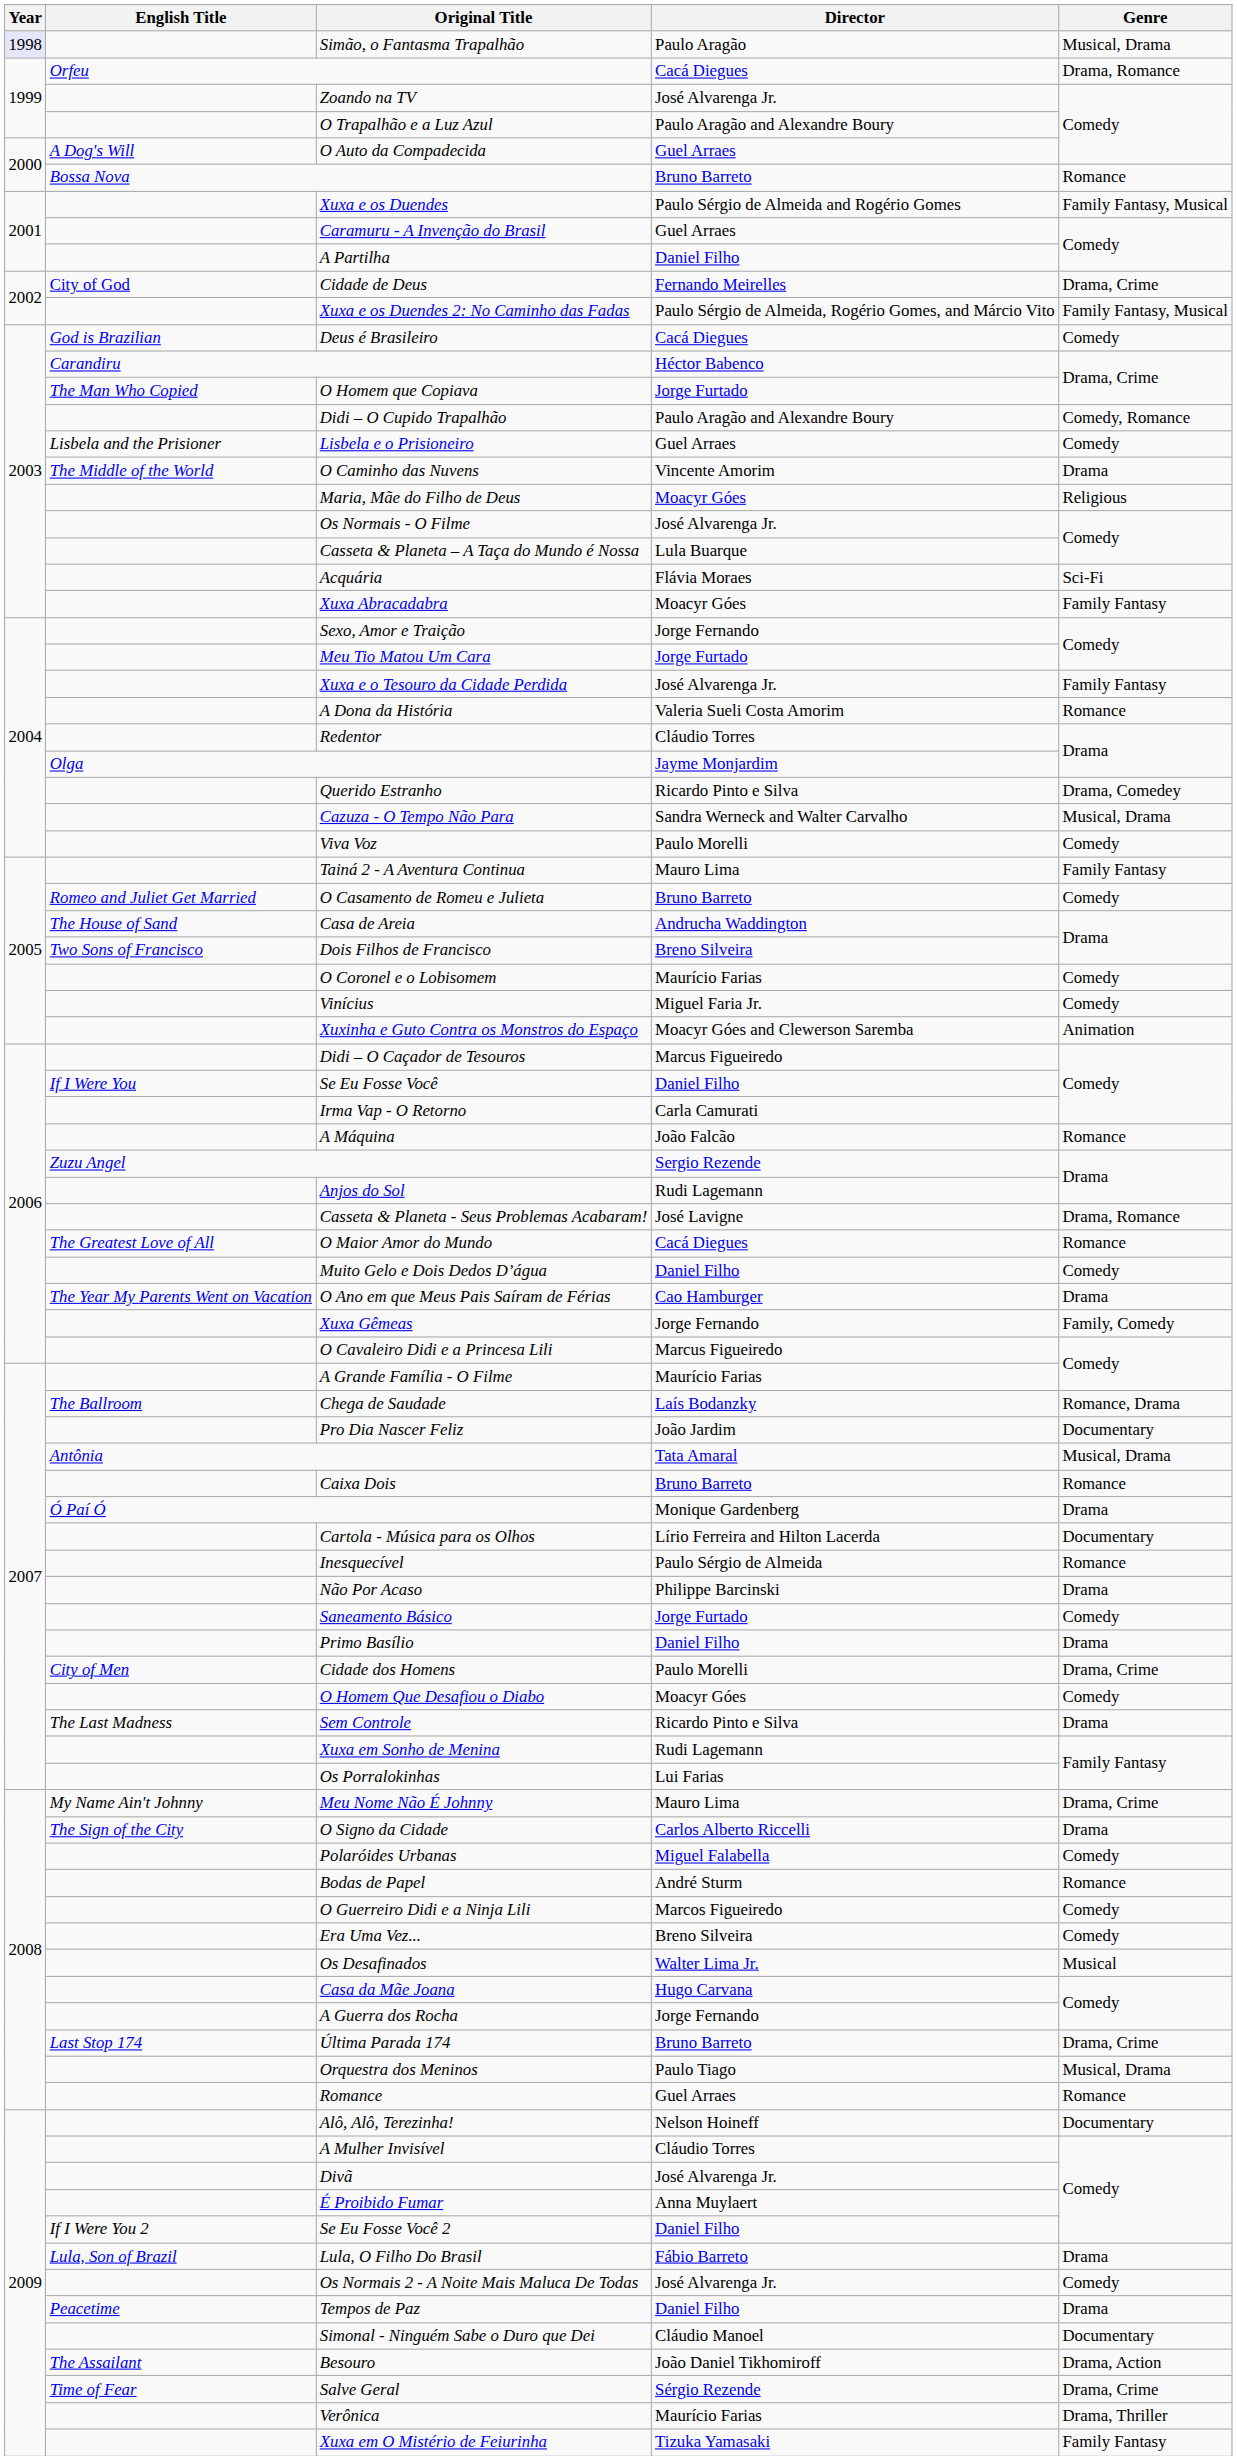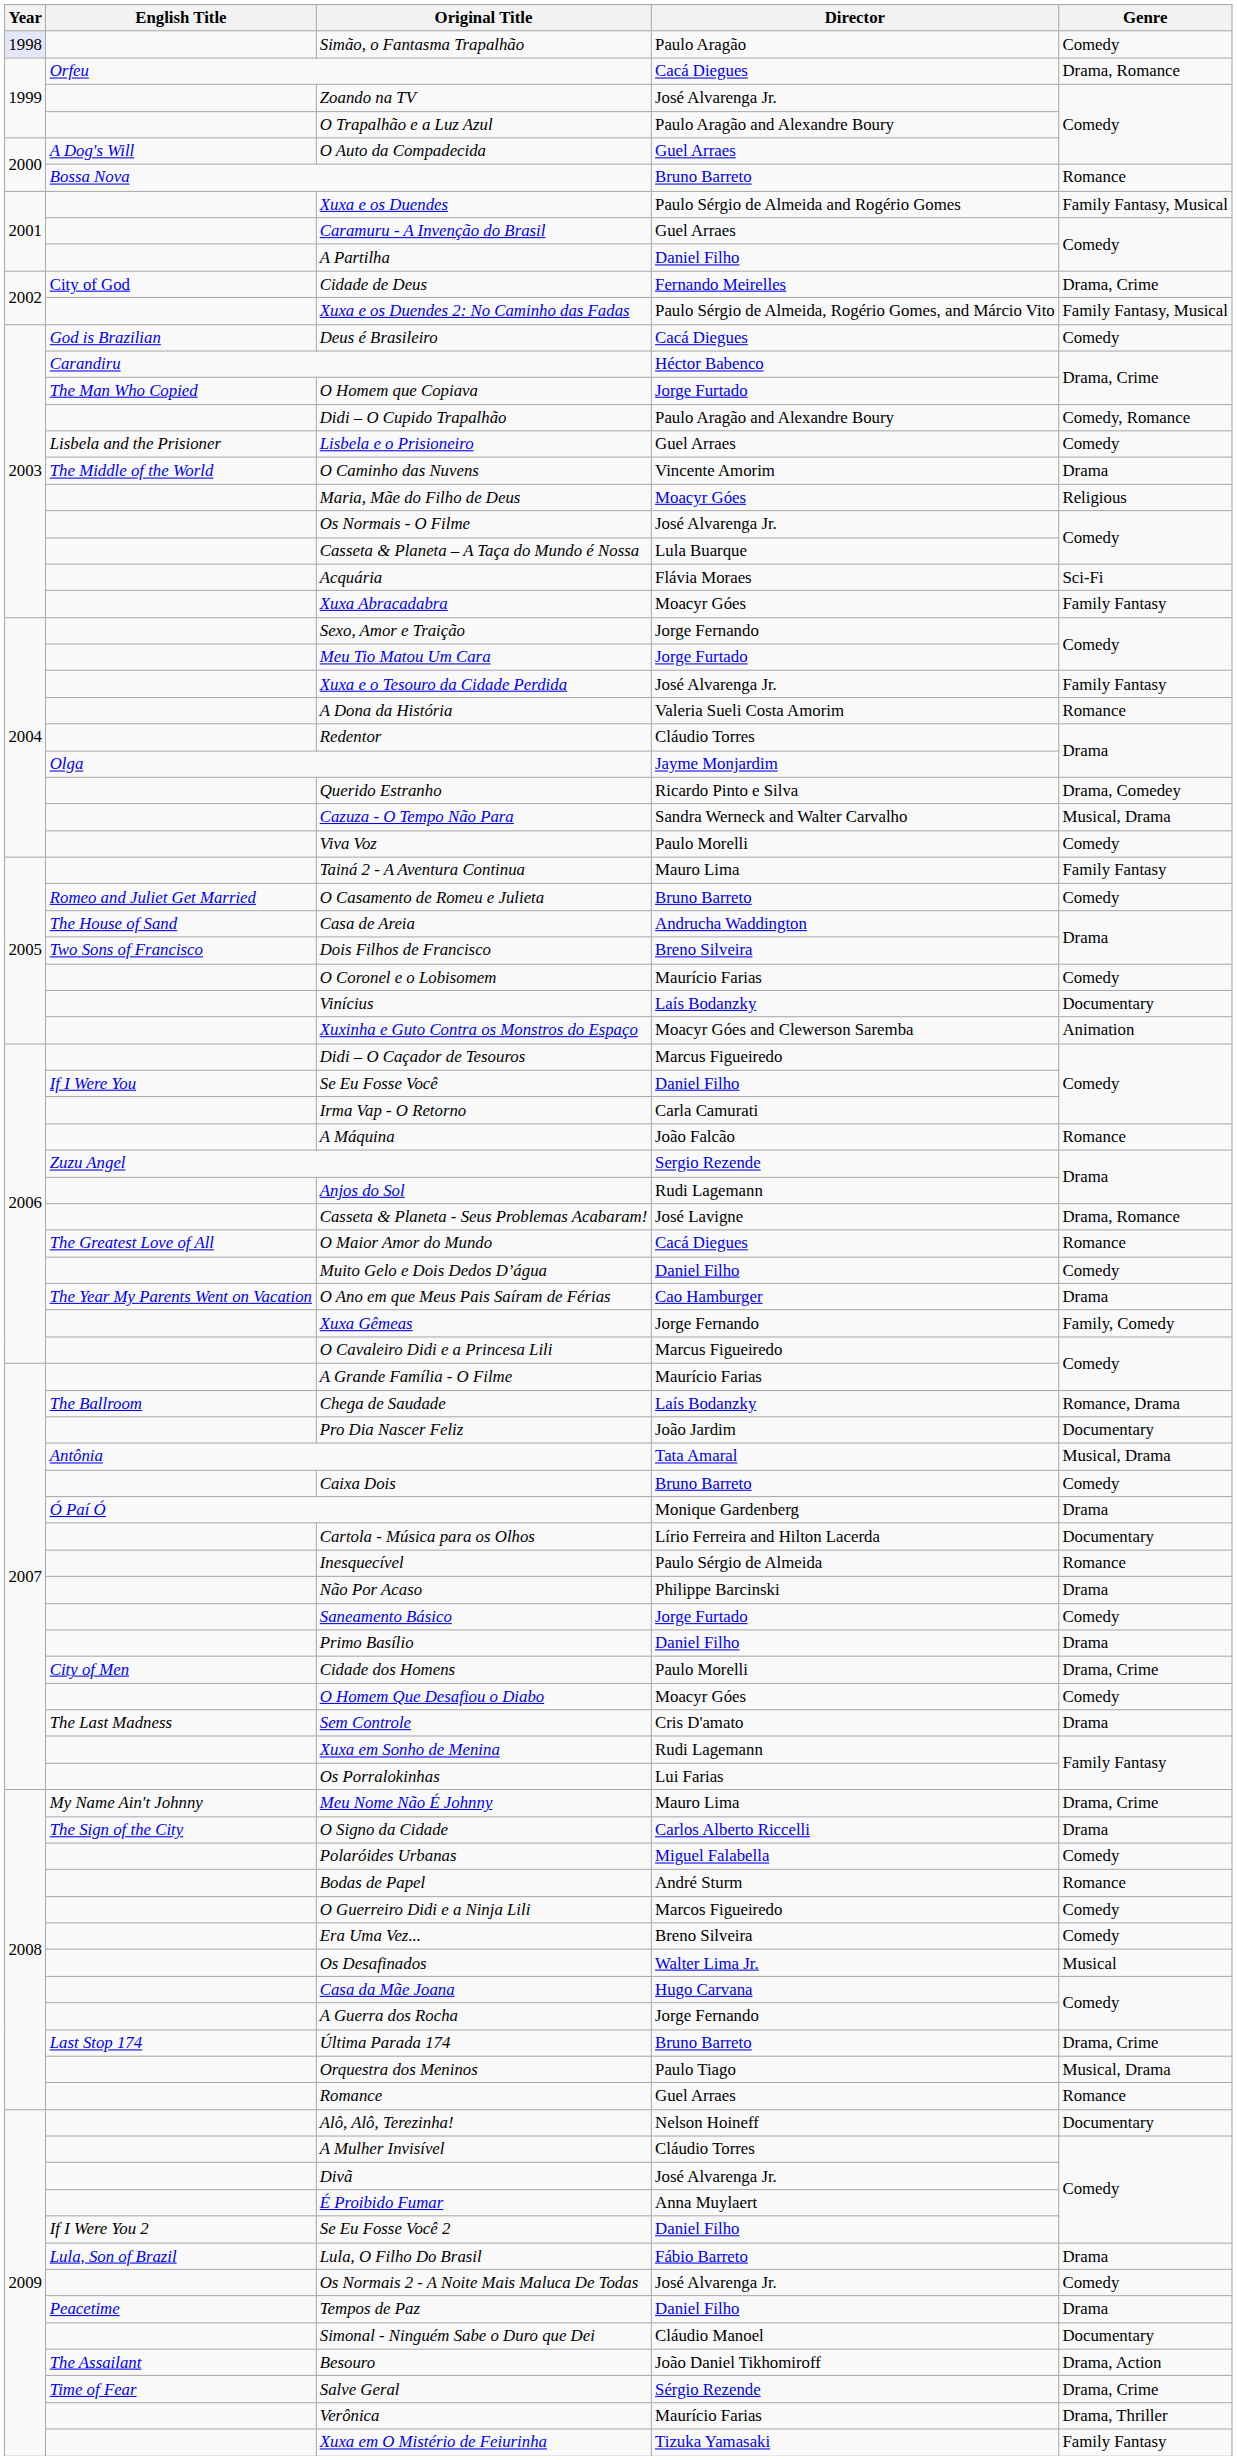(1117, 44) Musical, Drama -> (1091, 44) Comedy
(708, 1003) Miguel Faria Jr. -> (706, 1003) Laís Bodanzky
(1091, 1003) Comedy -> (1108, 1003) Documentary
(1094, 1483) Romance -> (1091, 1483) Comedy
(727, 1723) Ricardo Pinto e Silva -> (699, 1723) Cris D'amato
